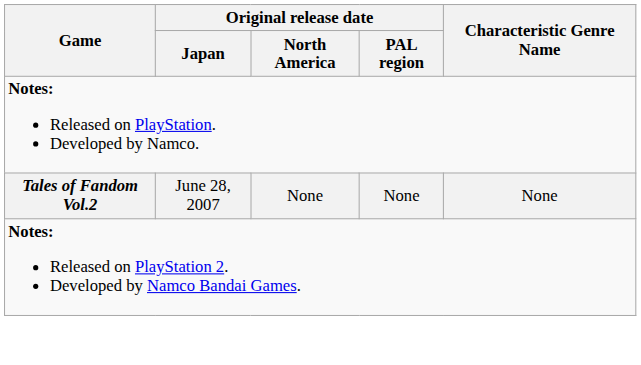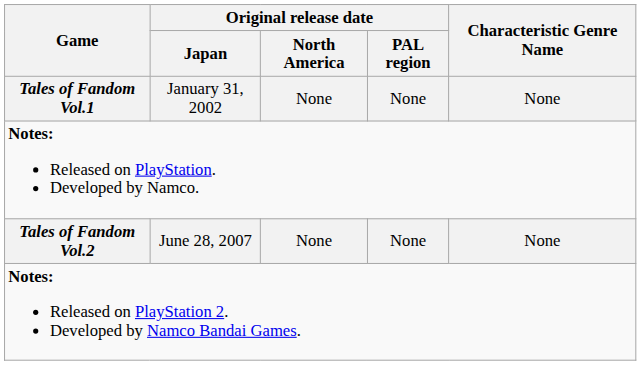+ row: (77, 98)
